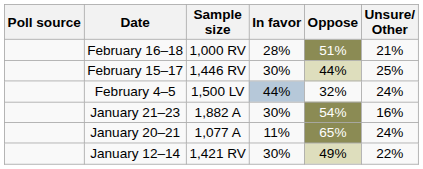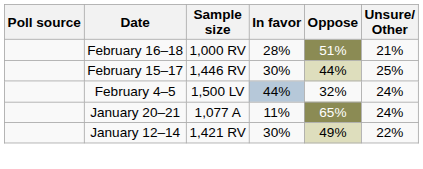- row: (135, 112)
